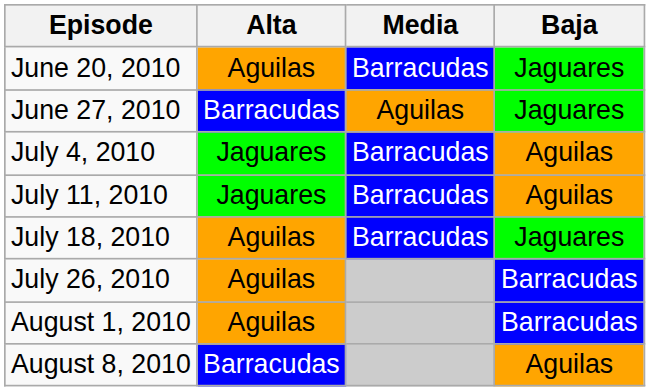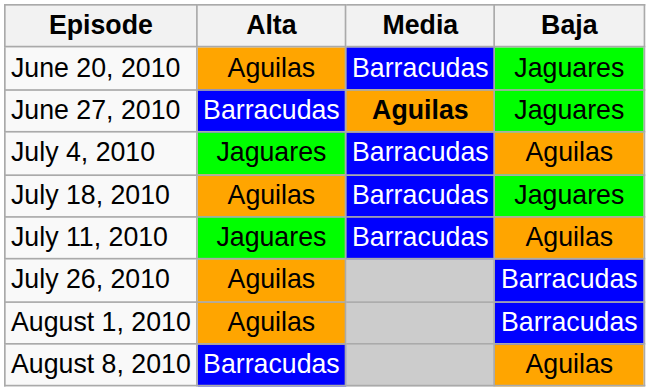(420, 110) normal -> (420, 110) bold
rows swapped: (89, 195) <-> (90, 237)
